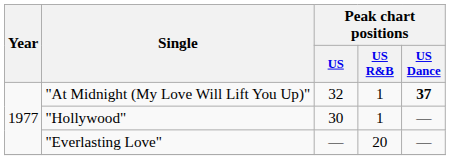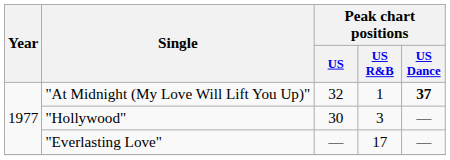(380, 118) 1 -> (380, 118) 3
(380, 142) 20 -> (380, 142) 17
